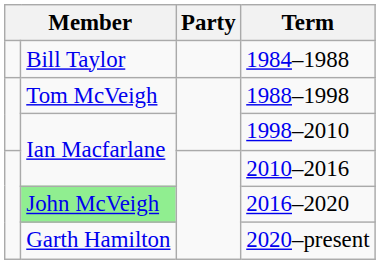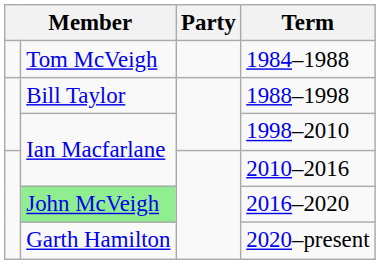(76, 58) Bill Taylor -> (92, 58) Tom McVeigh
(92, 95) Tom McVeigh -> (76, 95) Bill Taylor
